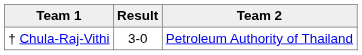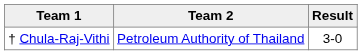columns swapped: (138, 15) <-> (259, 15)
